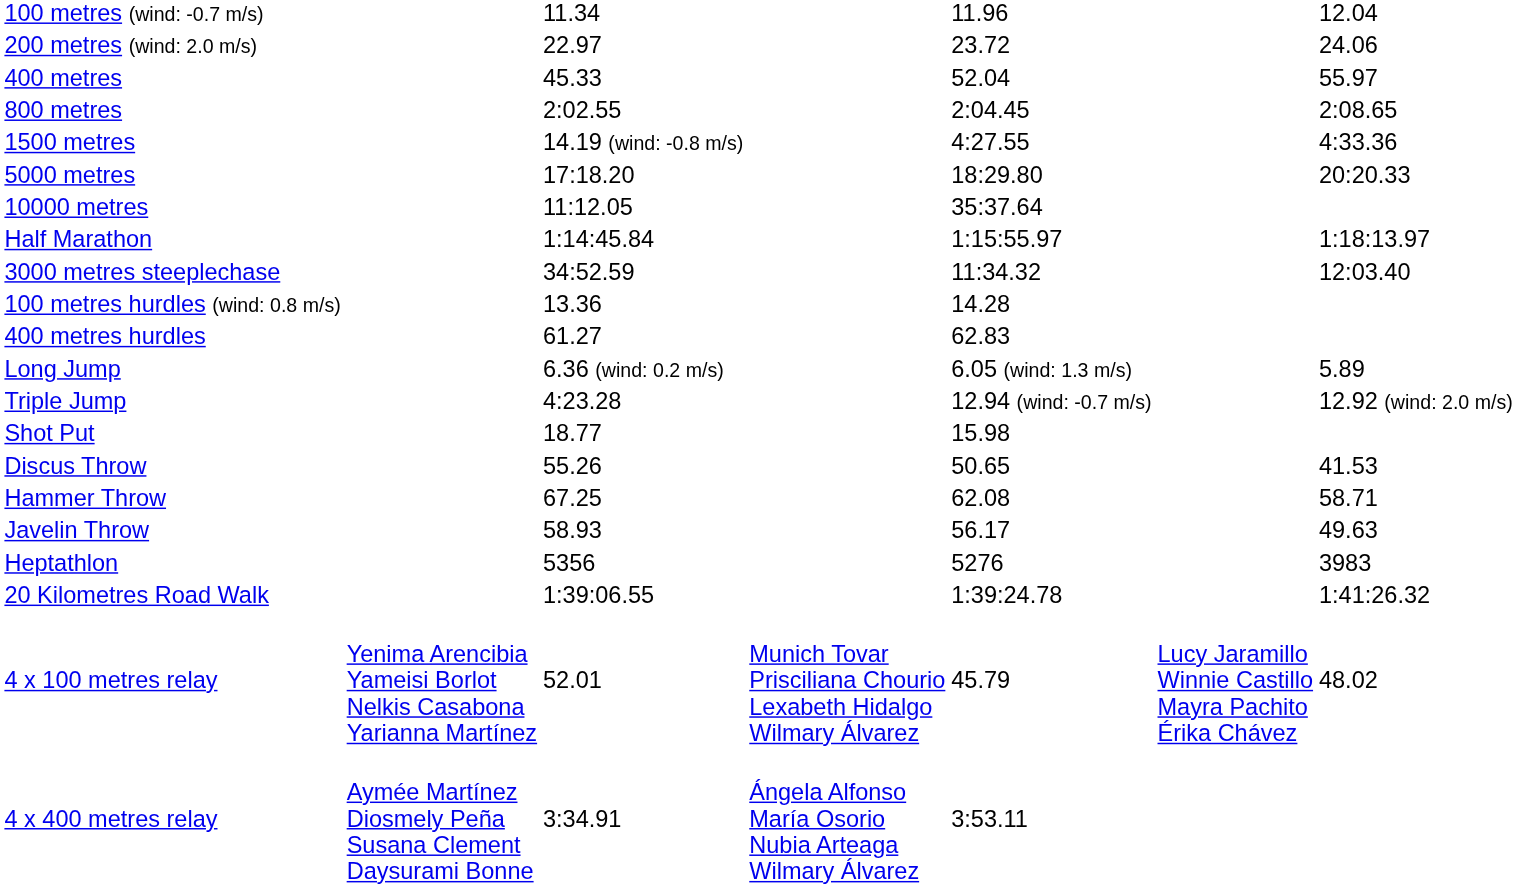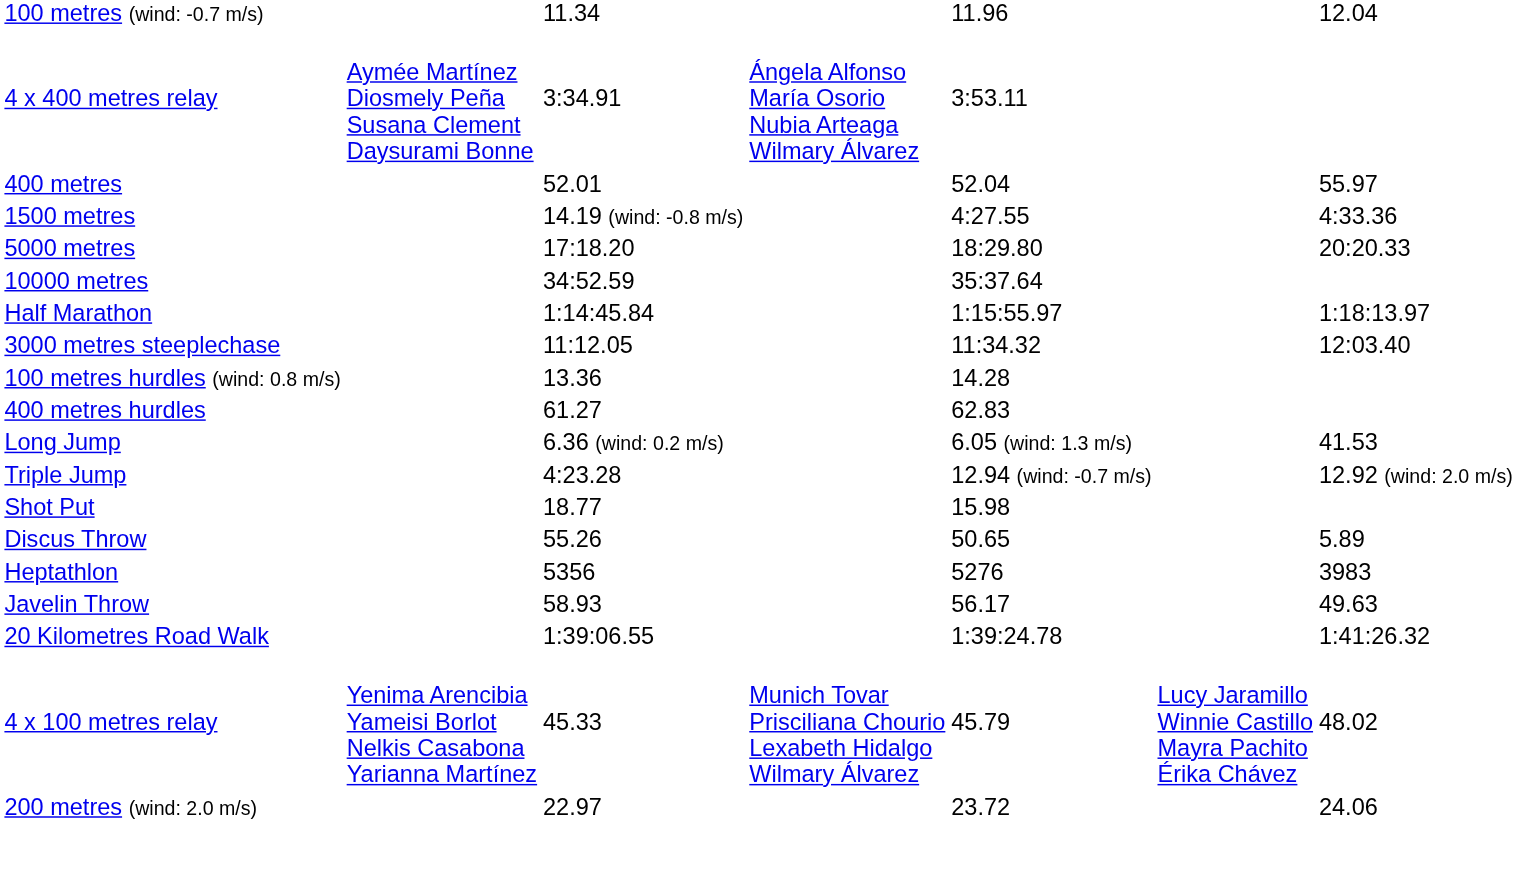rows swapped: (131, 45) <-> (111, 818)
(572, 78) 45.33 -> (572, 183) 52.01
- row: (63, 110)
(588, 207) 11:12.05 -> (589, 280) 34:52.59
(589, 272) 34:52.59 -> (588, 345) 11:12.05
(1342, 369) 5.89 -> (1348, 442) 41.53
(1348, 466) 41.53 -> (1342, 539) 5.89
- row: (85, 498)
rows swapped: (77, 530) <-> (61, 563)
(572, 680) 52.01 -> (572, 721) 45.33
